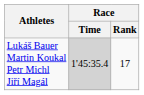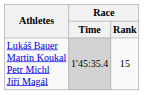(125, 64) 17 -> (125, 64) 15
